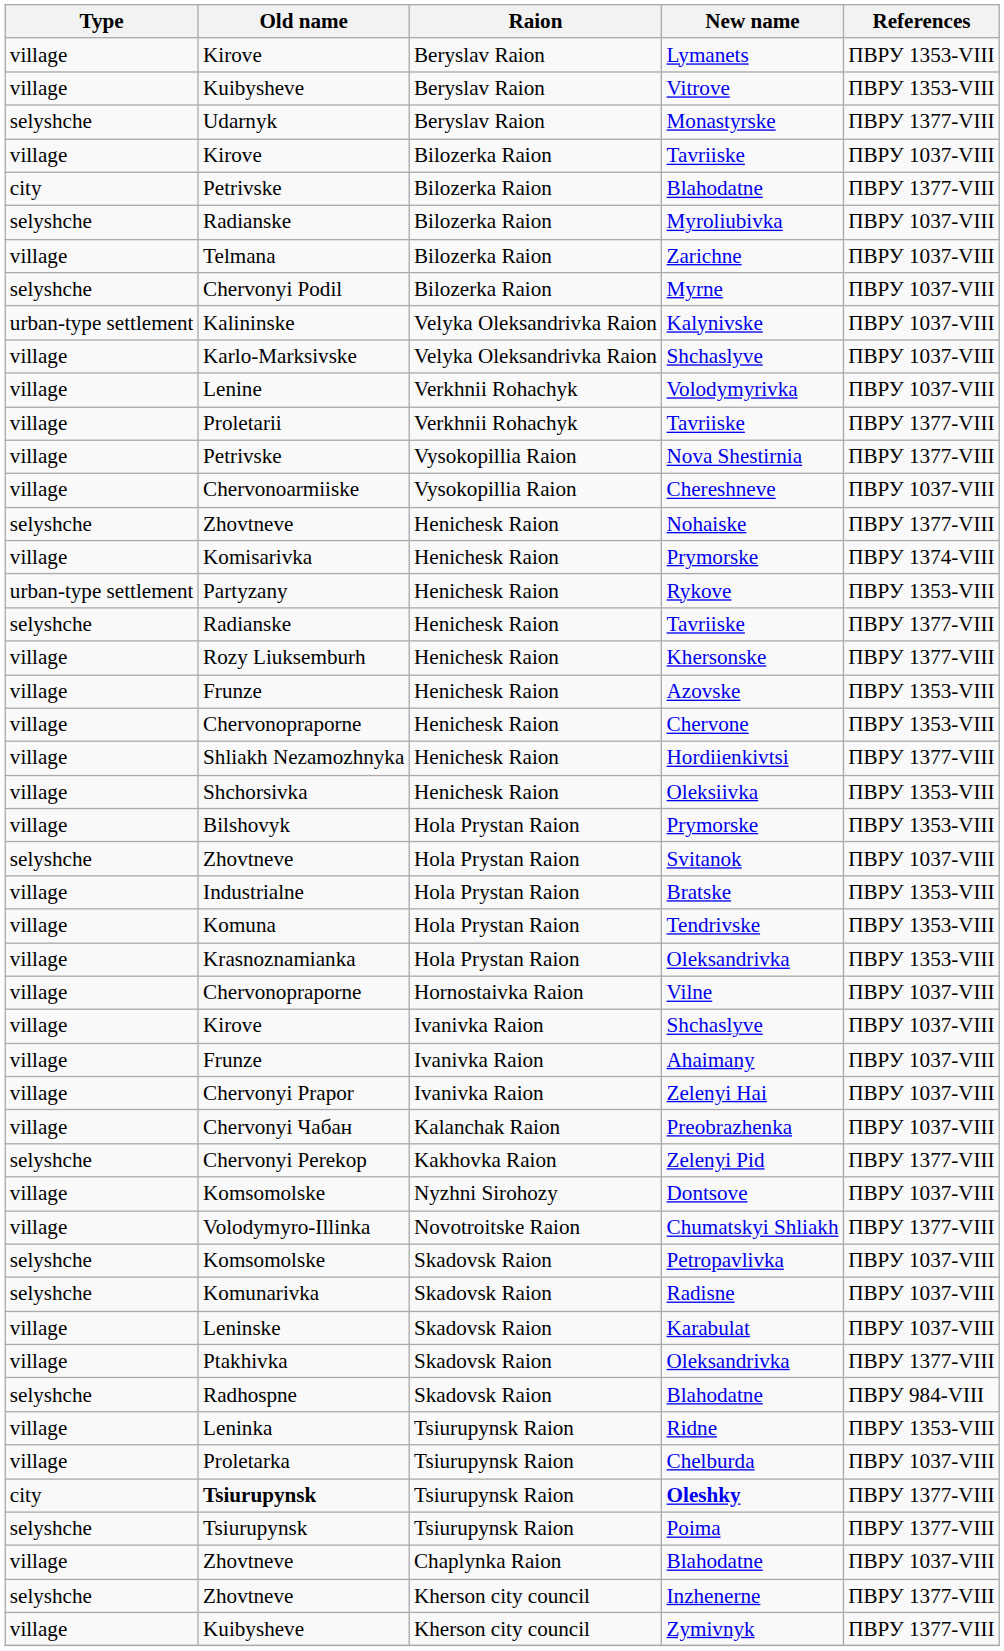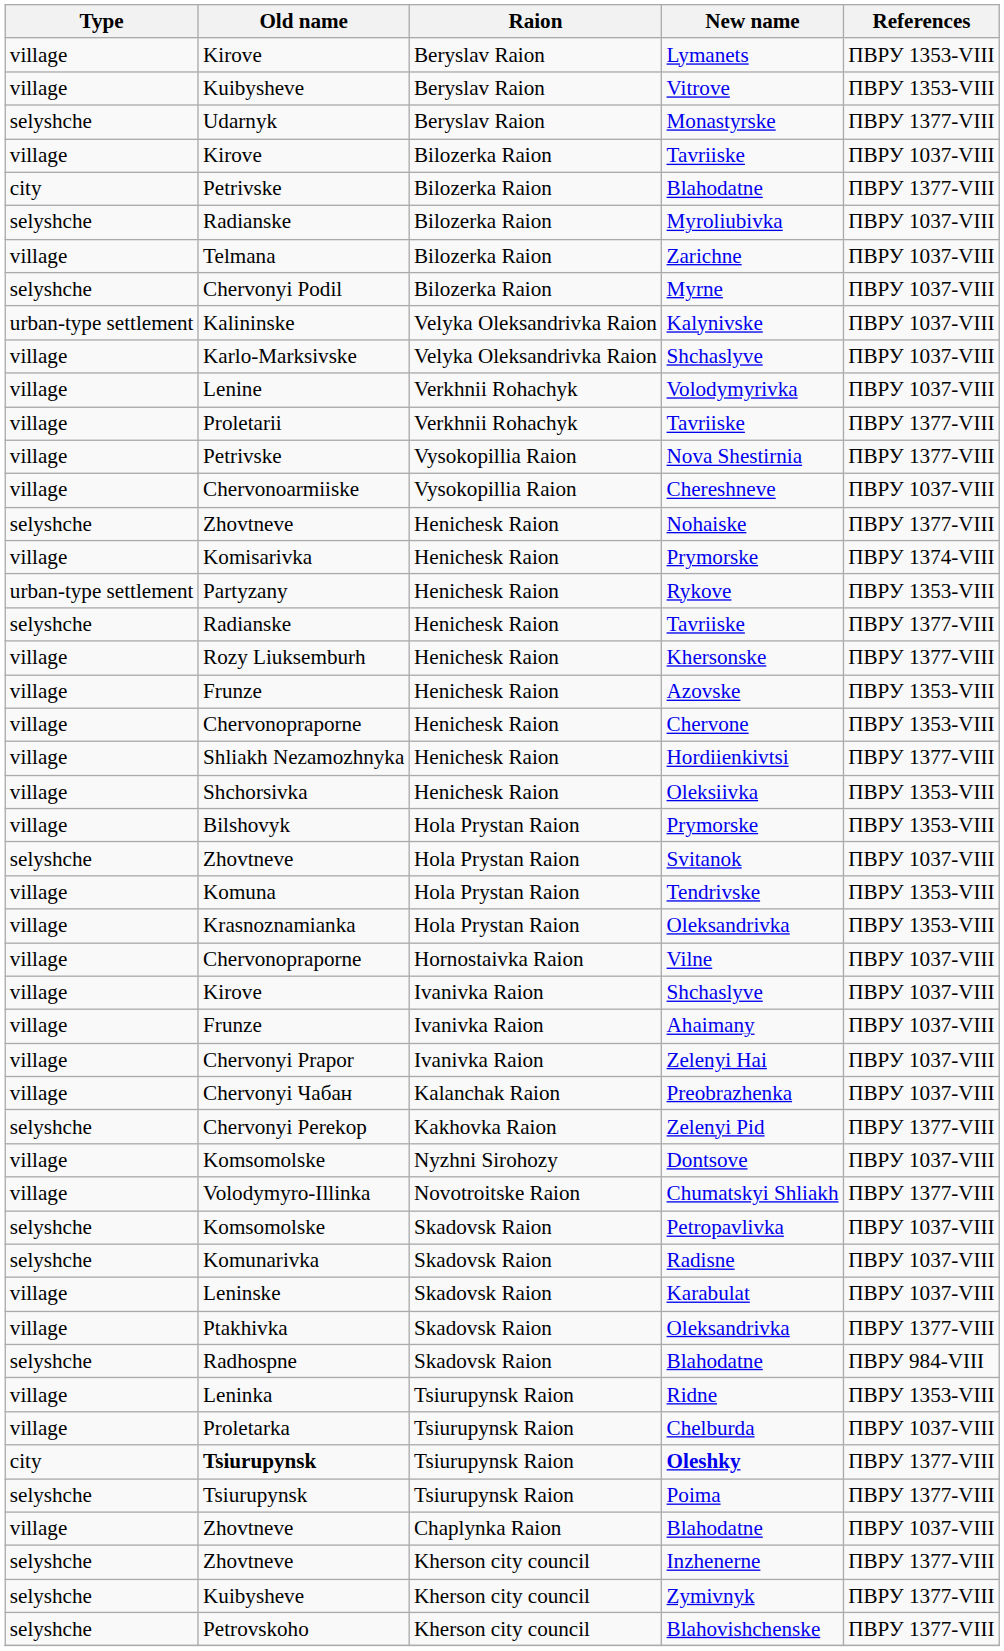- row: (254, 892)
(39, 1629) village -> (51, 1595) selyshche
+ row: (256, 1629)
